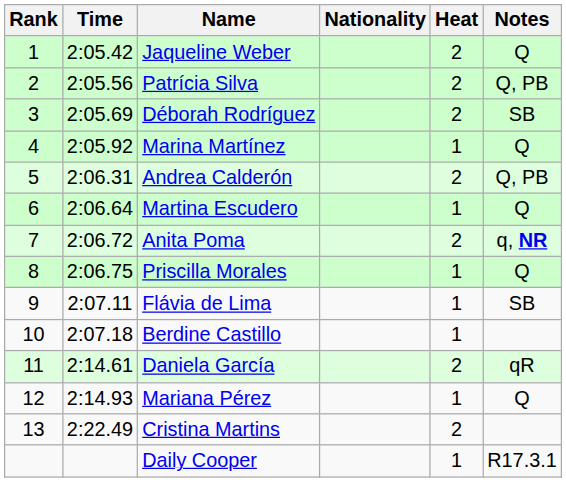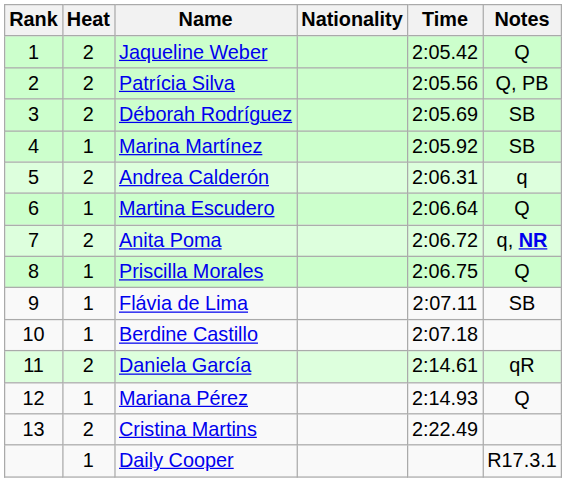columns swapped: (457, 20) <-> (100, 20)
(522, 146) Q -> (522, 146) SB
(522, 177) Q, PB -> (522, 177) q
